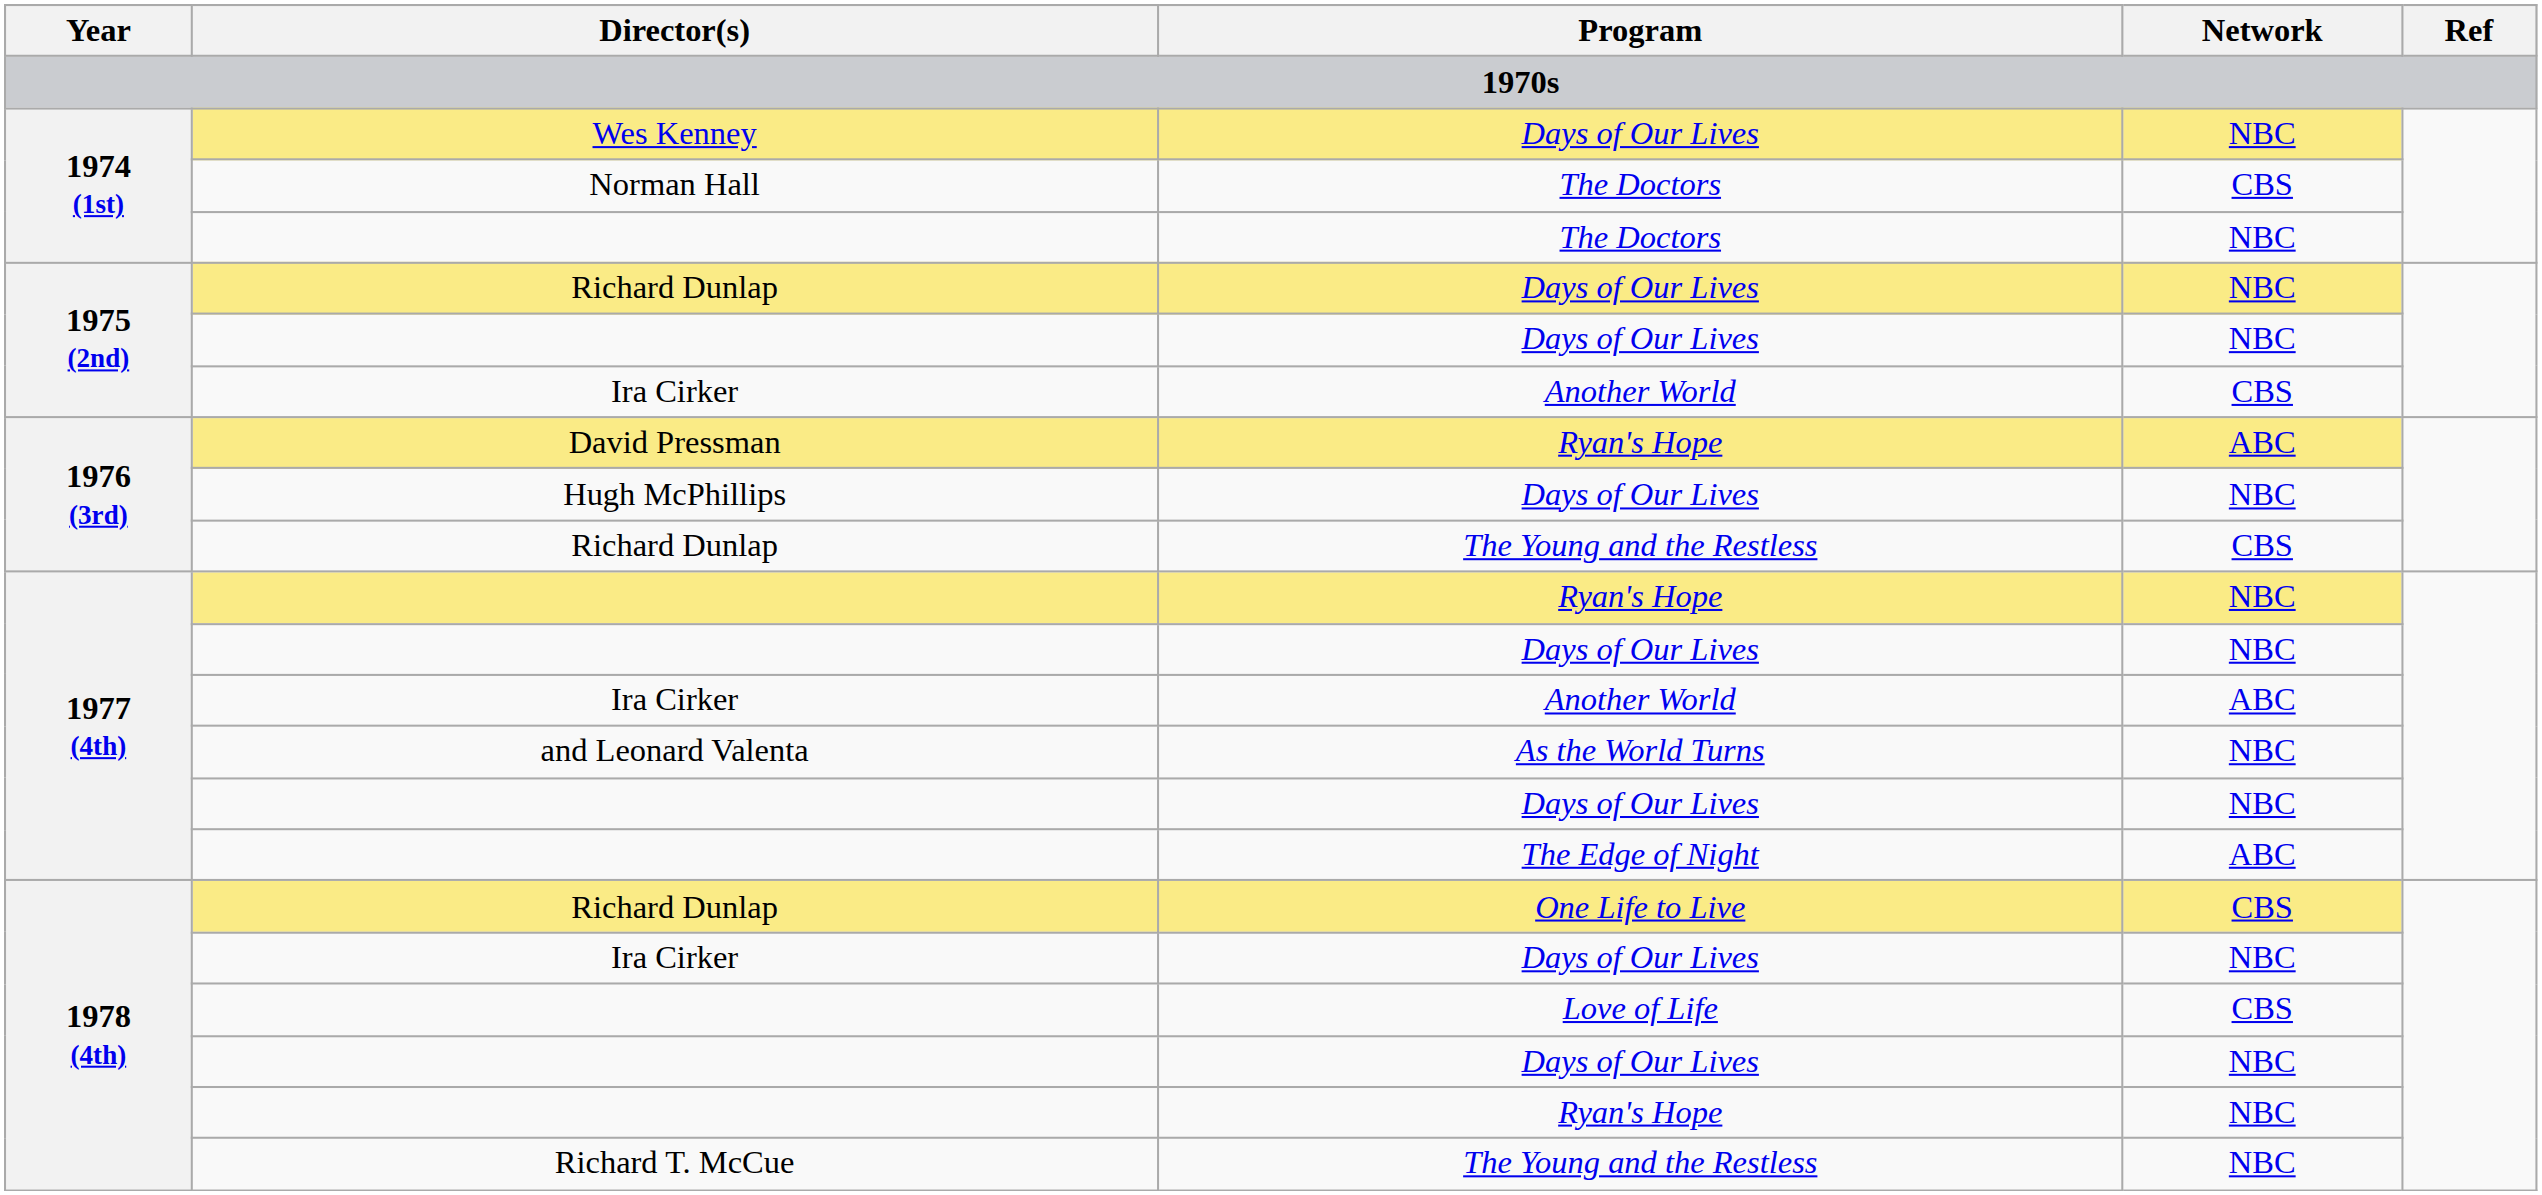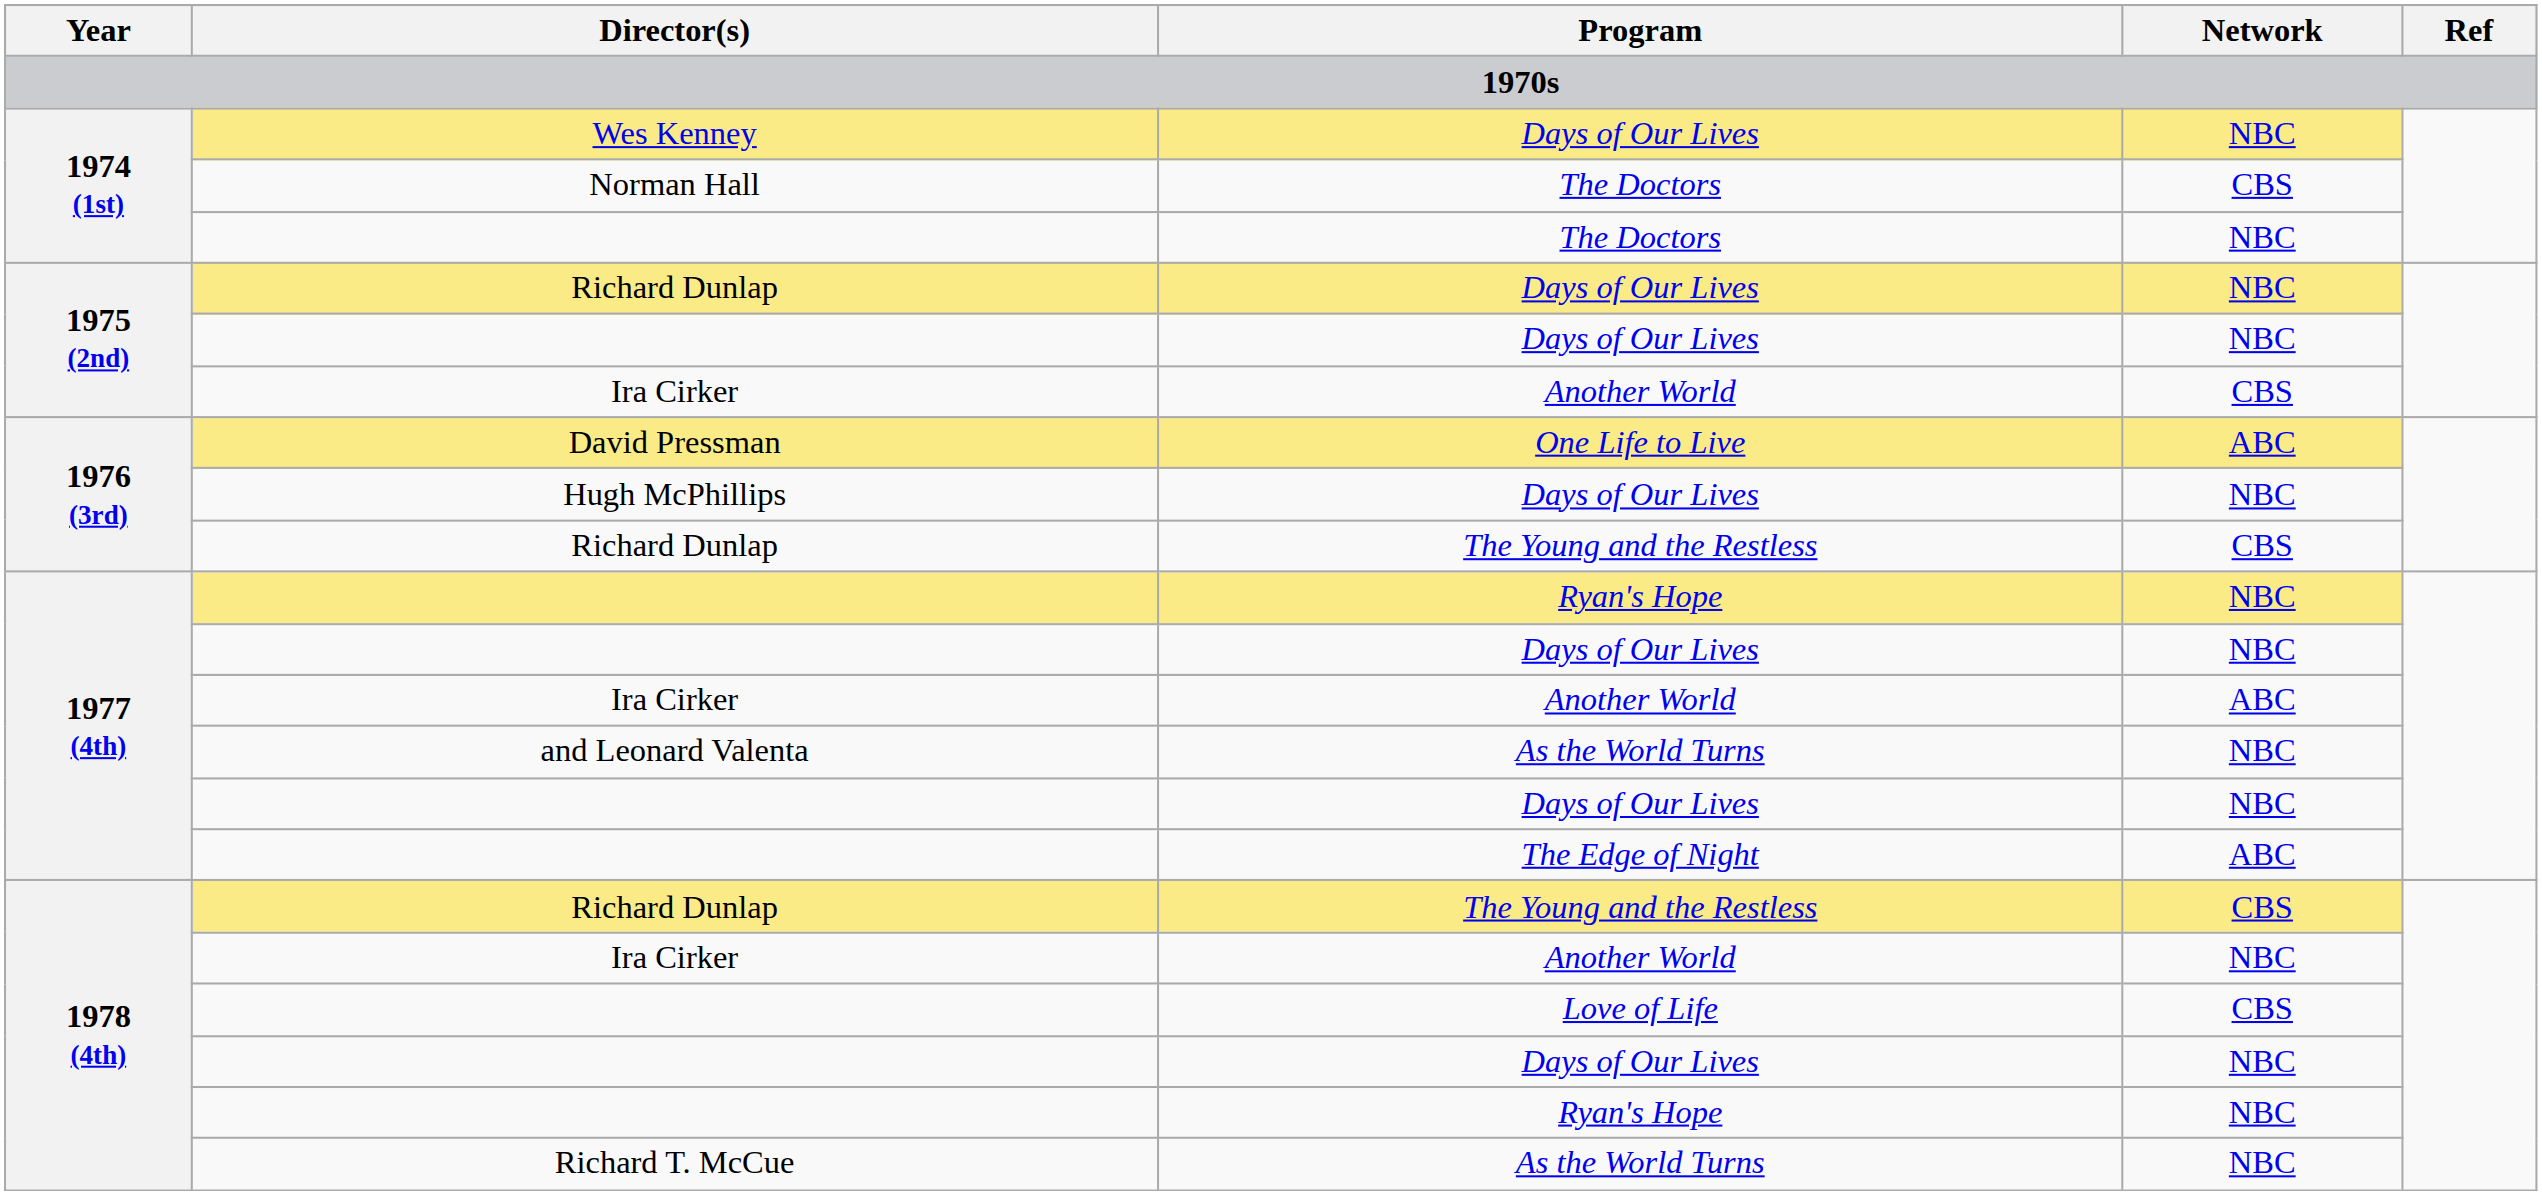(1640, 442) Ryan's Hope -> (1640, 442) One Life to Live
(1640, 905) One Life to Live -> (1640, 905) The Young and the Restless
(1640, 957) Days of Our Lives -> (1640, 957) Another World
(1640, 1163) The Young and the Restless -> (1640, 1163) As the World Turns
